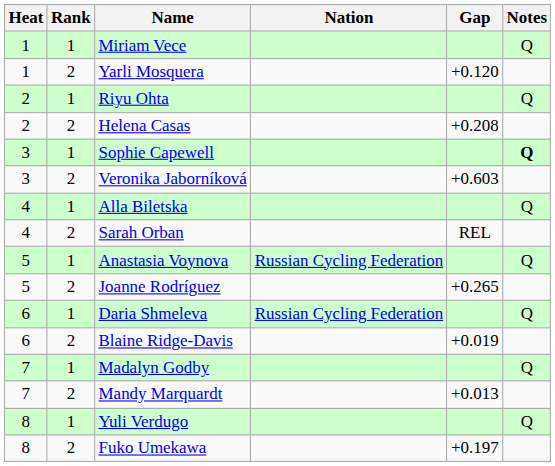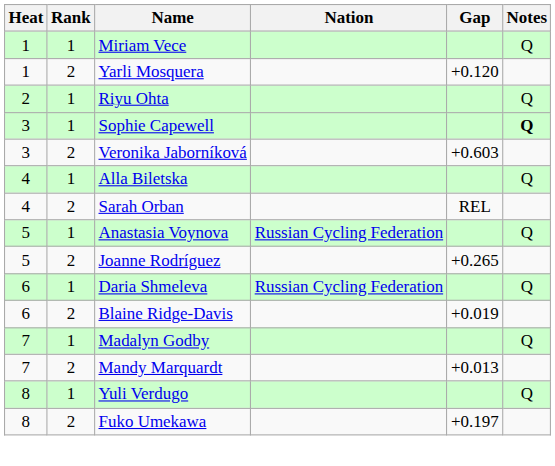- row: (144, 125)
